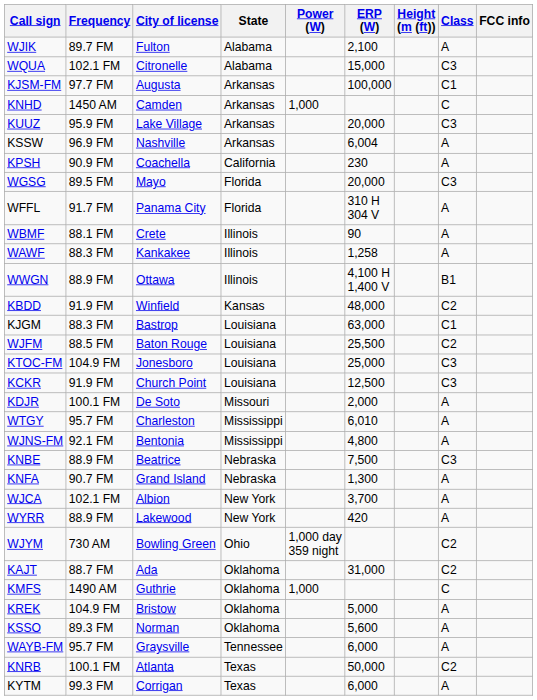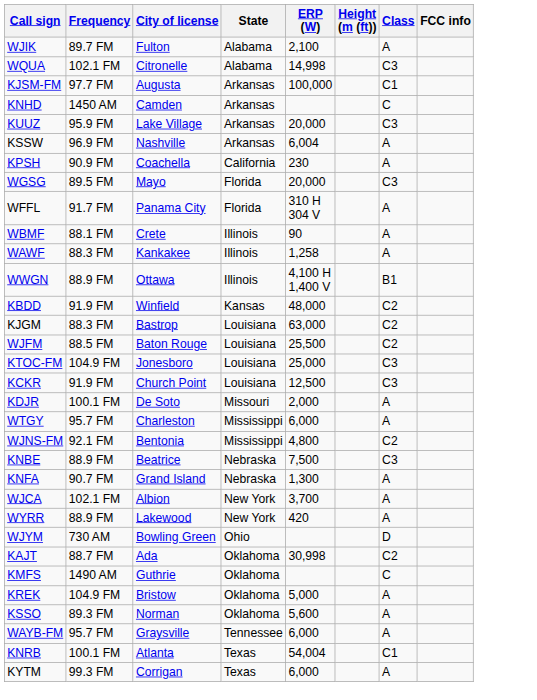- column: (315, 20)
(366, 66) 15,000 -> (307, 66) 14,998
(449, 325) C1 -> (390, 325) C2
(363, 421) 6,010 -> (304, 421) 6,000
(445, 440) A -> (390, 440) C2
(449, 544) C2 -> (386, 537) D
(366, 570) 31,000 -> (307, 556) 30,998
(366, 666) 50,000 -> (307, 653) 54,004
(449, 666) C2 -> (390, 653) C1
